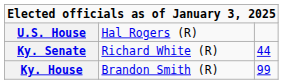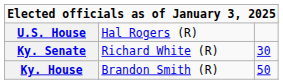(264, 51) 44 -> (264, 51) 30
(264, 70) 99 -> (264, 70) 50
